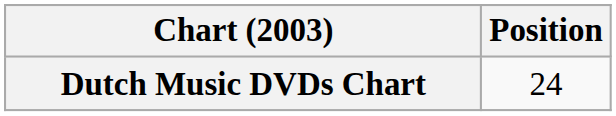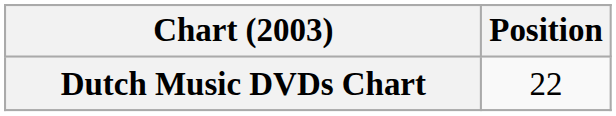(546, 82) 24 -> (546, 82) 22
